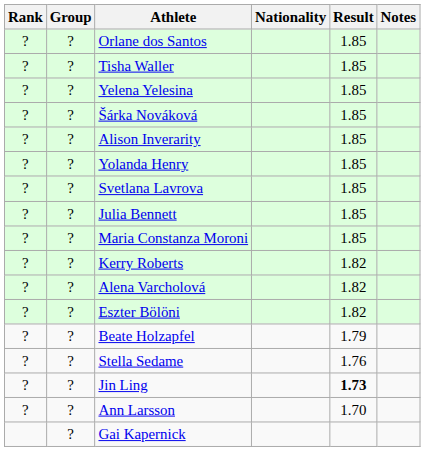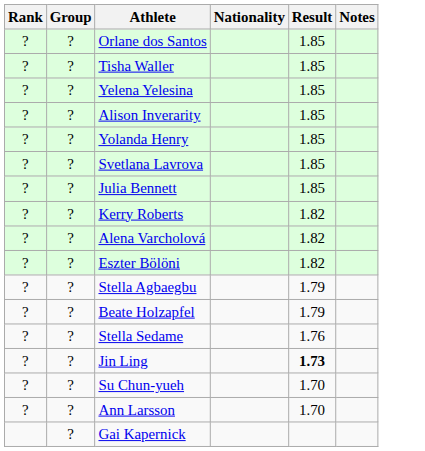- row: (148, 115)
- row: (173, 238)
+ row: (147, 287)
+ row: (141, 385)
